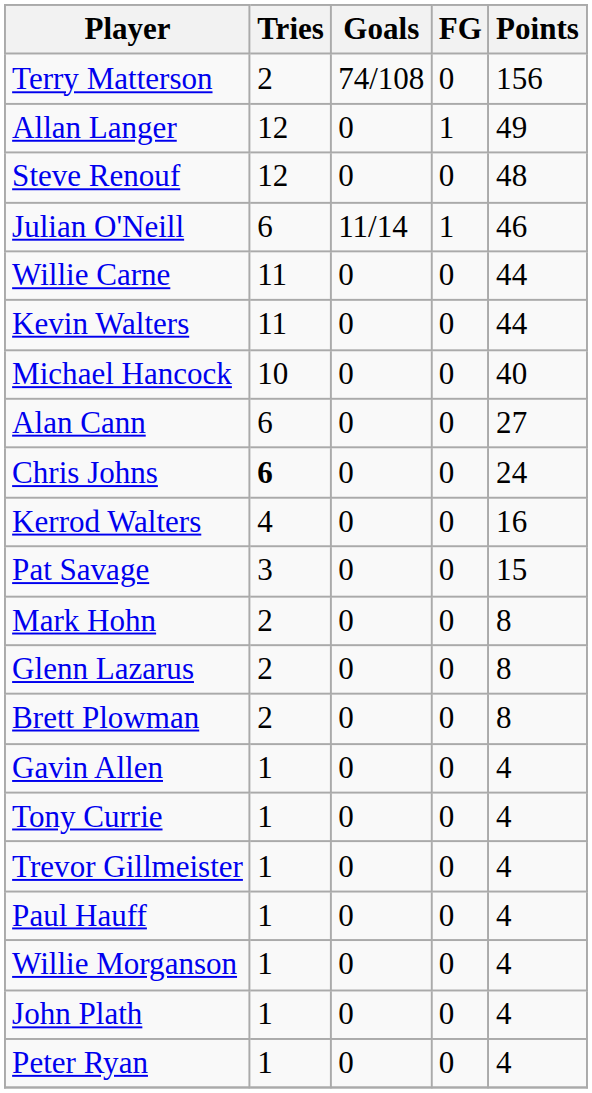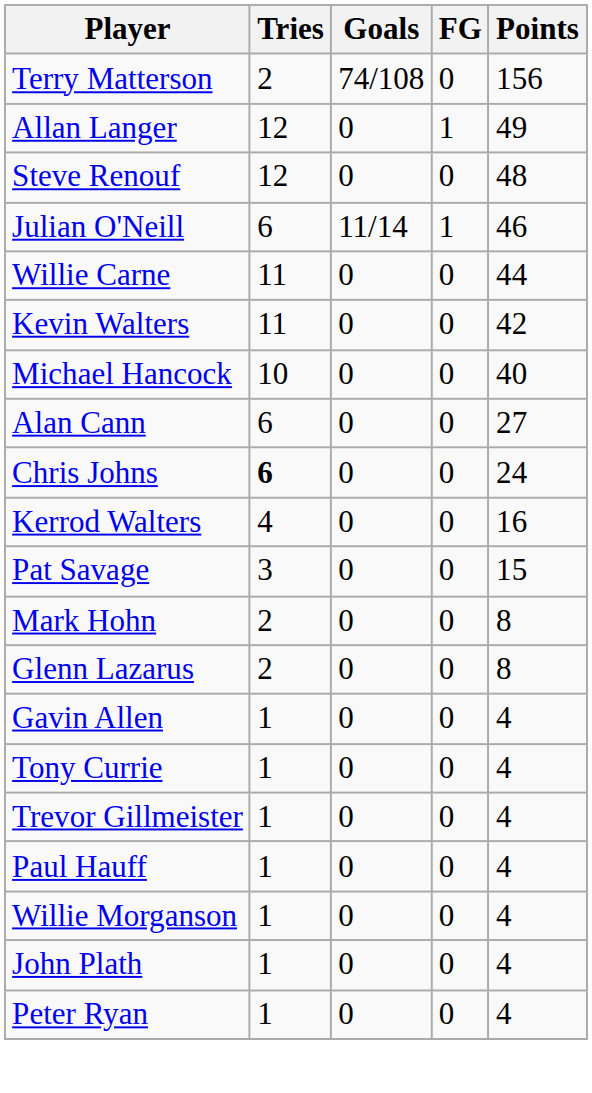(512, 324) 44 -> (512, 324) 42
- row: (106, 718)
